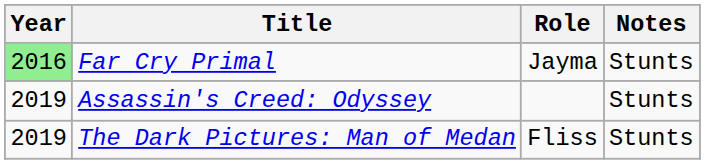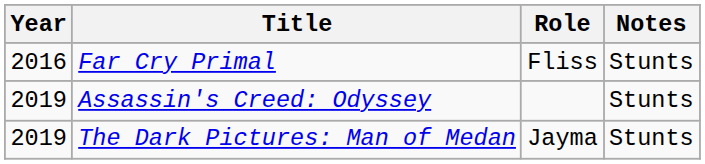(39, 62) lightgreen background -> (39, 62) no background
(562, 62) Jayma -> (562, 62) Fliss
(562, 139) Fliss -> (562, 139) Jayma
